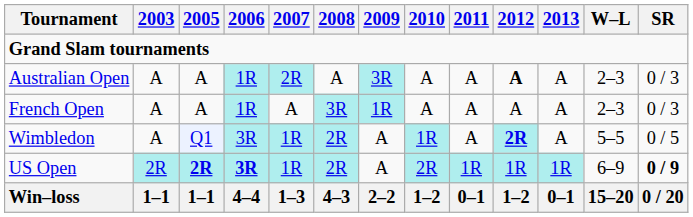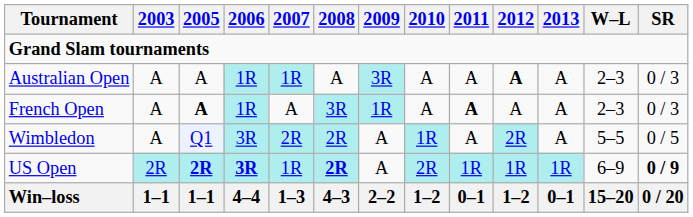(291, 78) 2R -> (291, 78) 1R
(201, 108) normal -> (201, 108) bold
(471, 108) normal -> (471, 108) bold
(291, 137) 1R -> (291, 137) 2R
(516, 137) bold -> (516, 137) normal
(337, 167) normal -> (337, 167) bold
